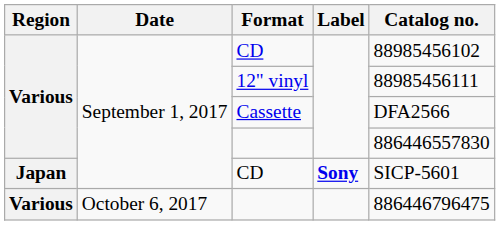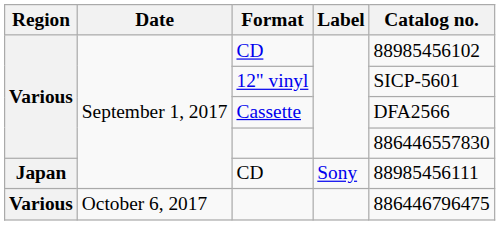(426, 81) 88985456111 -> (417, 81) SICP-5601
(338, 173) bold -> (337, 173) normal
(417, 173) SICP-5601 -> (426, 173) 88985456111
